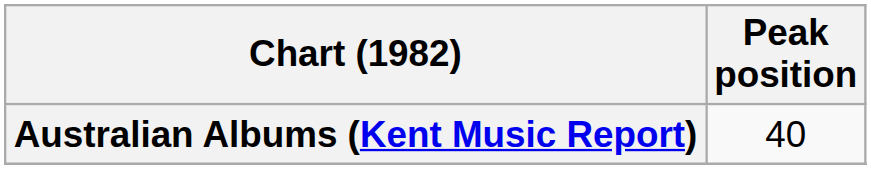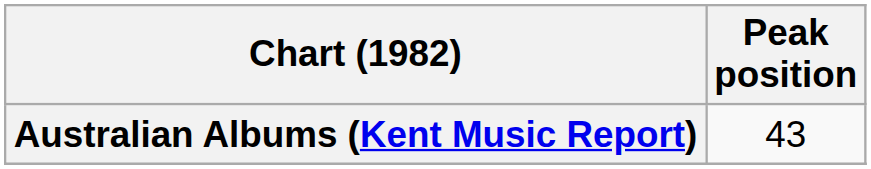(786, 133) 40 -> (786, 133) 43
